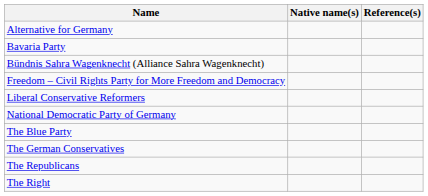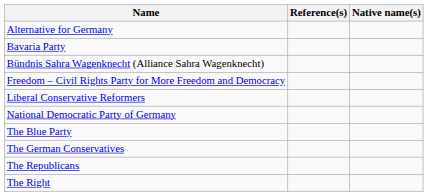columns swapped: (324, 13) <-> (392, 13)
